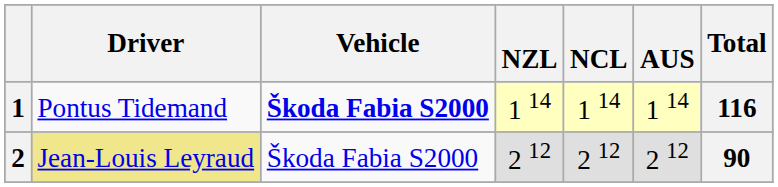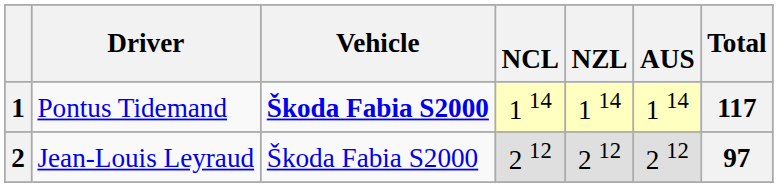columns swapped: (529, 59) <-> (599, 59)
(737, 106) 116 -> (737, 106) 117
(146, 157) khaki background -> (146, 157) no background
(737, 157) 90 -> (737, 157) 97
